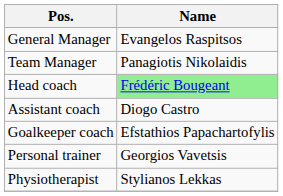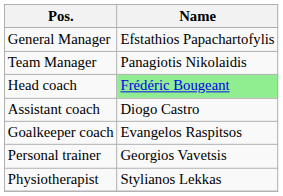(181, 39) Evangelos Raspitsos -> (198, 39) Efstathios Papachartofylis
(198, 132) Efstathios Papachartofylis -> (181, 132) Evangelos Raspitsos
